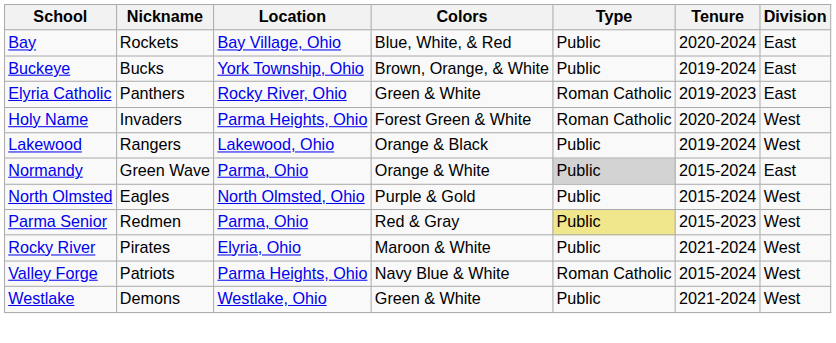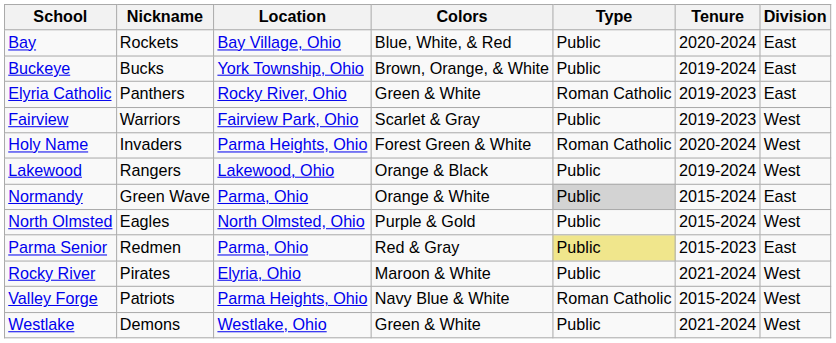+ row: (38, 119)
(782, 222) West -> (780, 247) East
